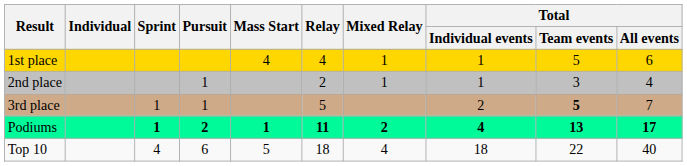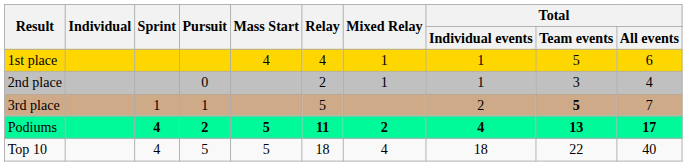(205, 82) 1 -> (205, 82) 0
(157, 127) 1 -> (157, 127) 4
(266, 127) 1 -> (266, 127) 5
(205, 149) 6 -> (205, 149) 5
